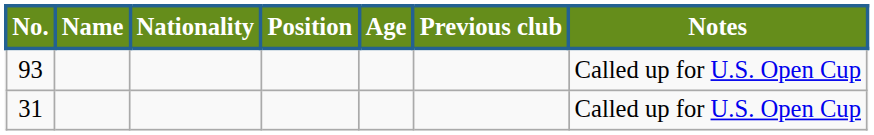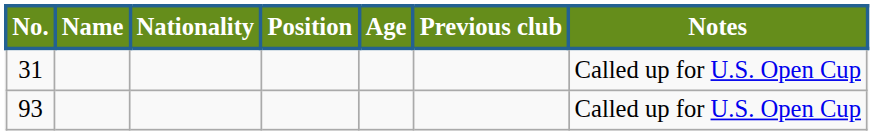rows swapped: (30, 109) <-> (30, 69)
